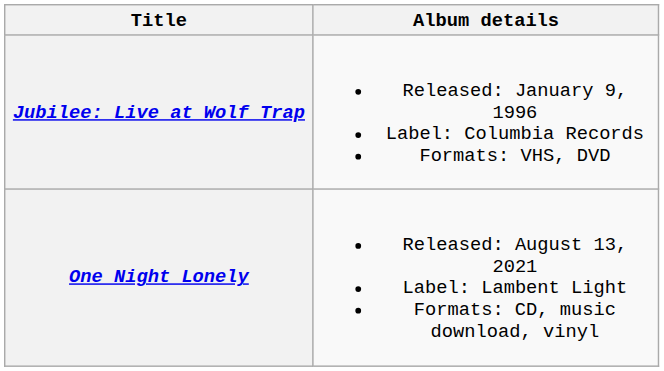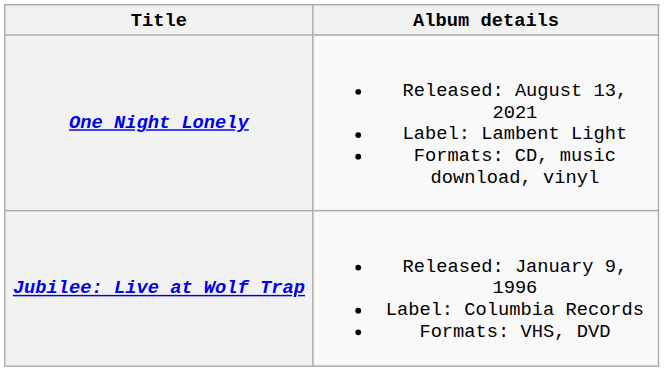rows swapped: (159, 112) <-> (159, 278)
